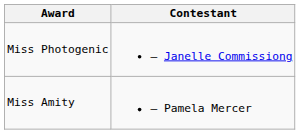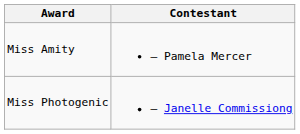rows swapped: (41, 103) <-> (58, 50)
